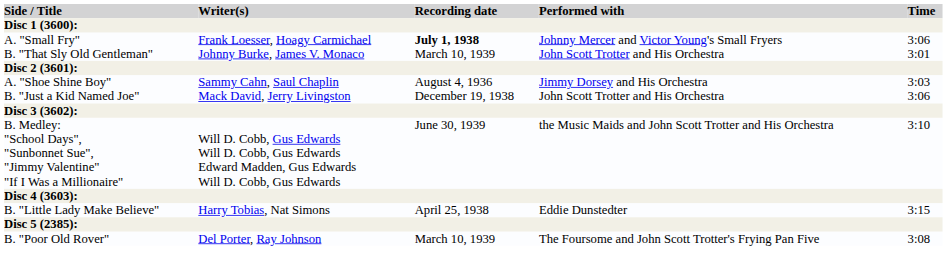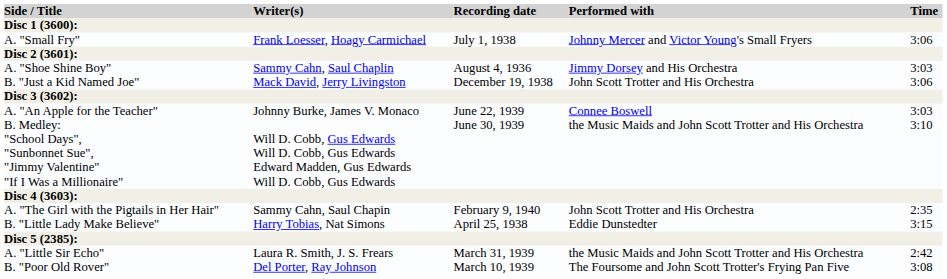(447, 39) bold -> (485, 39) normal
- row: (78, 53)
+ row: (81, 110)
+ row: (111, 210)
+ row: (54, 252)
